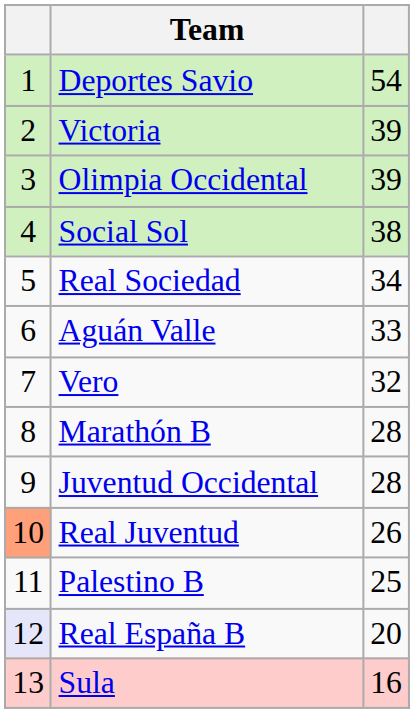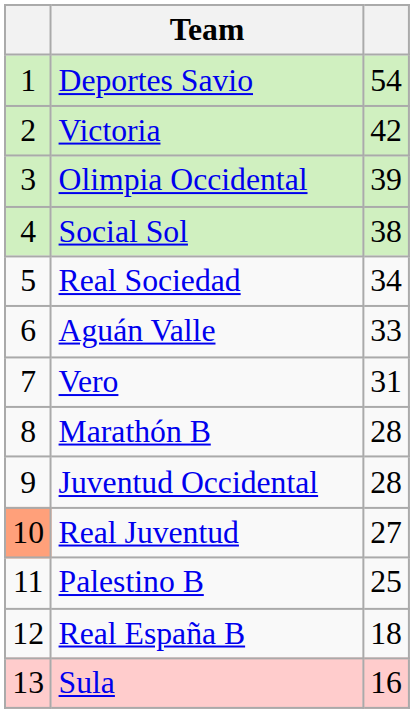(386, 130) 39 -> (386, 130) 42
(386, 381) 32 -> (386, 381) 31
(386, 532) 26 -> (386, 532) 27
(28, 632) lavender background -> (28, 632) no background
(386, 632) 20 -> (386, 632) 18
